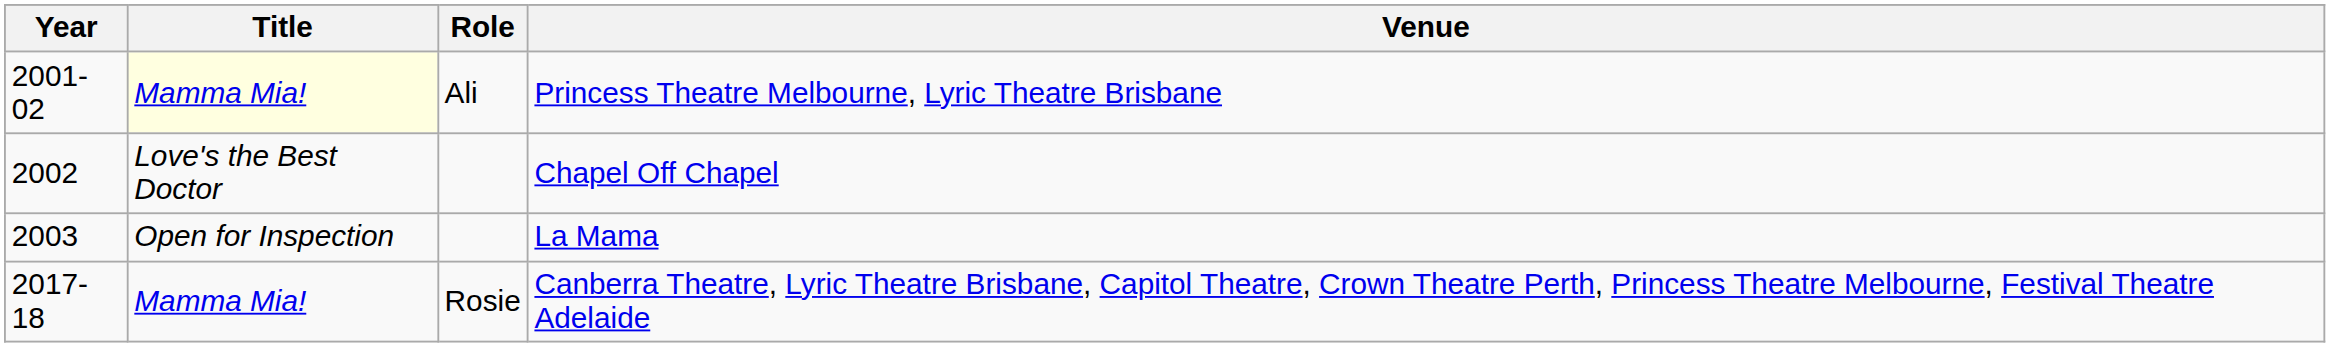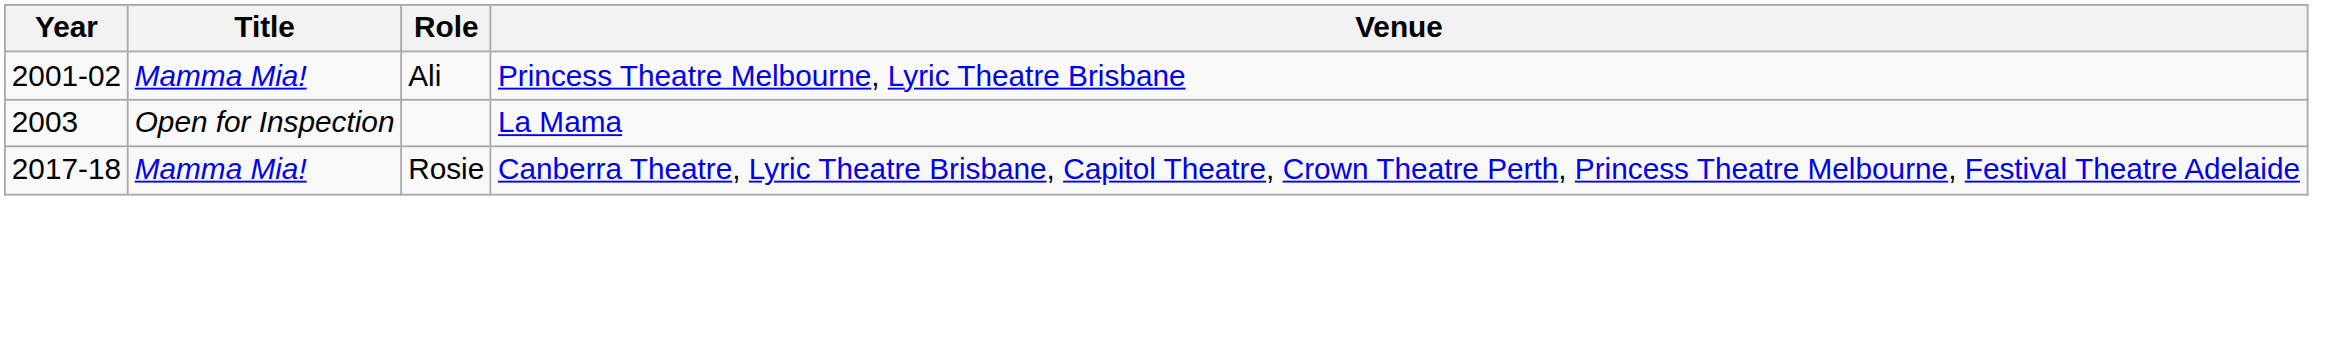(220, 92) lightyellow background -> (221, 75) no background
- row: (657, 172)
